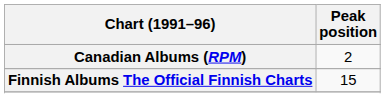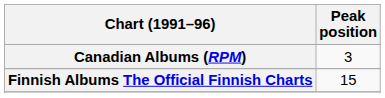(348, 56) 2 -> (348, 56) 3
